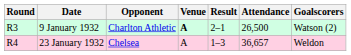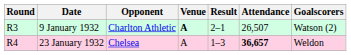(255, 27) 26,500 -> (255, 27) 26,507
(255, 43) normal -> (255, 43) bold
